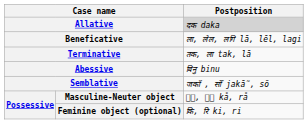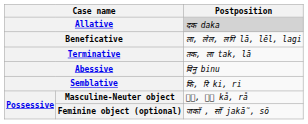(227, 84) जकाँ , सोँ jakā̃, sõ -> (214, 84) कि, रि ki, ri
(214, 112) कि, रि ki, ri -> (227, 112) जकाँ , सोँ jakā̃, sõ
